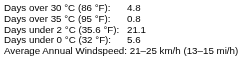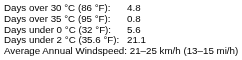rows swapped: (62, 29) <-> (58, 40)
